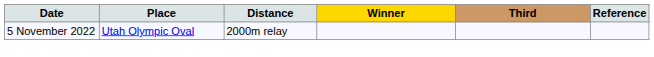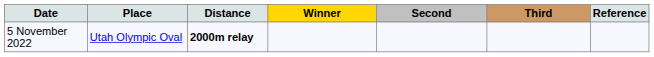+ column: (432, 13)
(257, 31) normal -> (222, 37) bold
